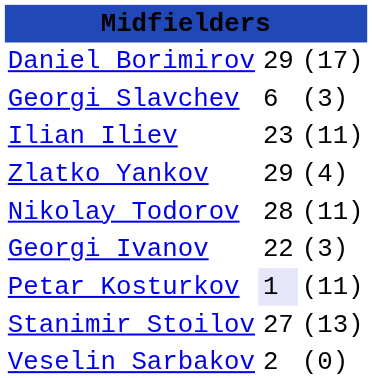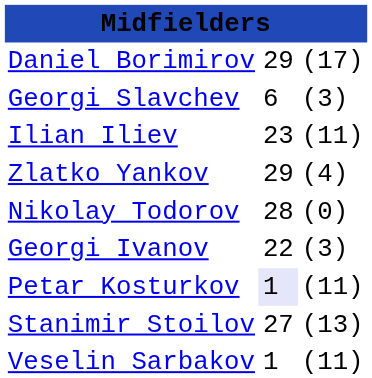(333, 211) (11) -> (325, 211) (0)
(271, 361) 2 -> (271, 361) 1
(325, 361) (0) -> (333, 361) (11)
